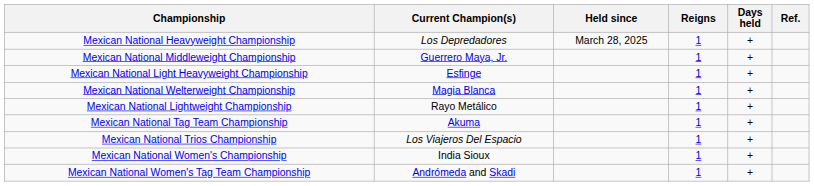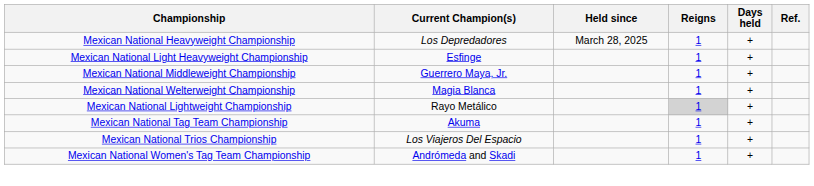rows swapped: (189, 73) <-> (189, 57)
(698, 106) no background -> (698, 106) lightgrey background
- row: (189, 156)
